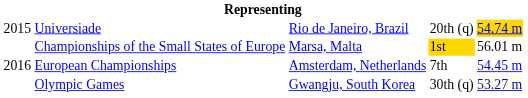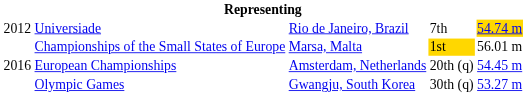(17, 28) 2015 -> (17, 28) 2012
(452, 28) 20th (q) -> (438, 28) 7th
(438, 66) 7th -> (452, 66) 20th (q)
(500, 85) lightyellow background -> (500, 85) no background
